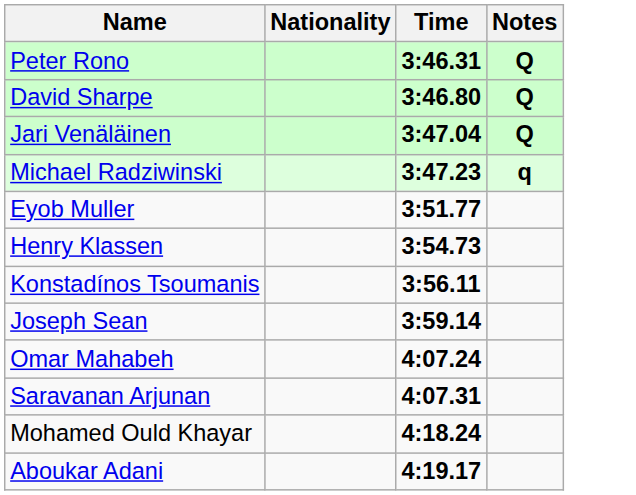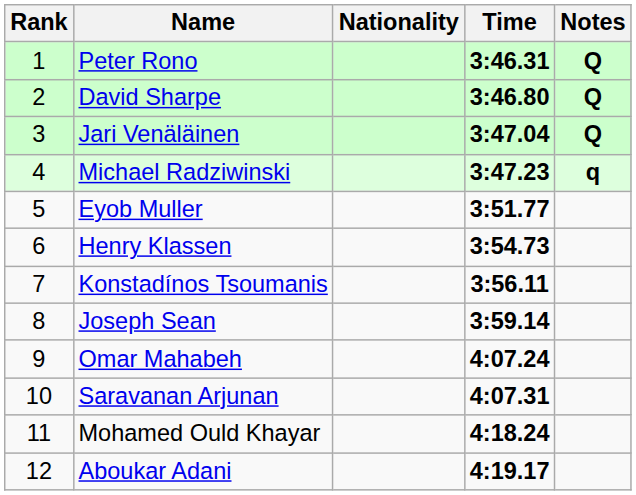+ column: (39, 23)
